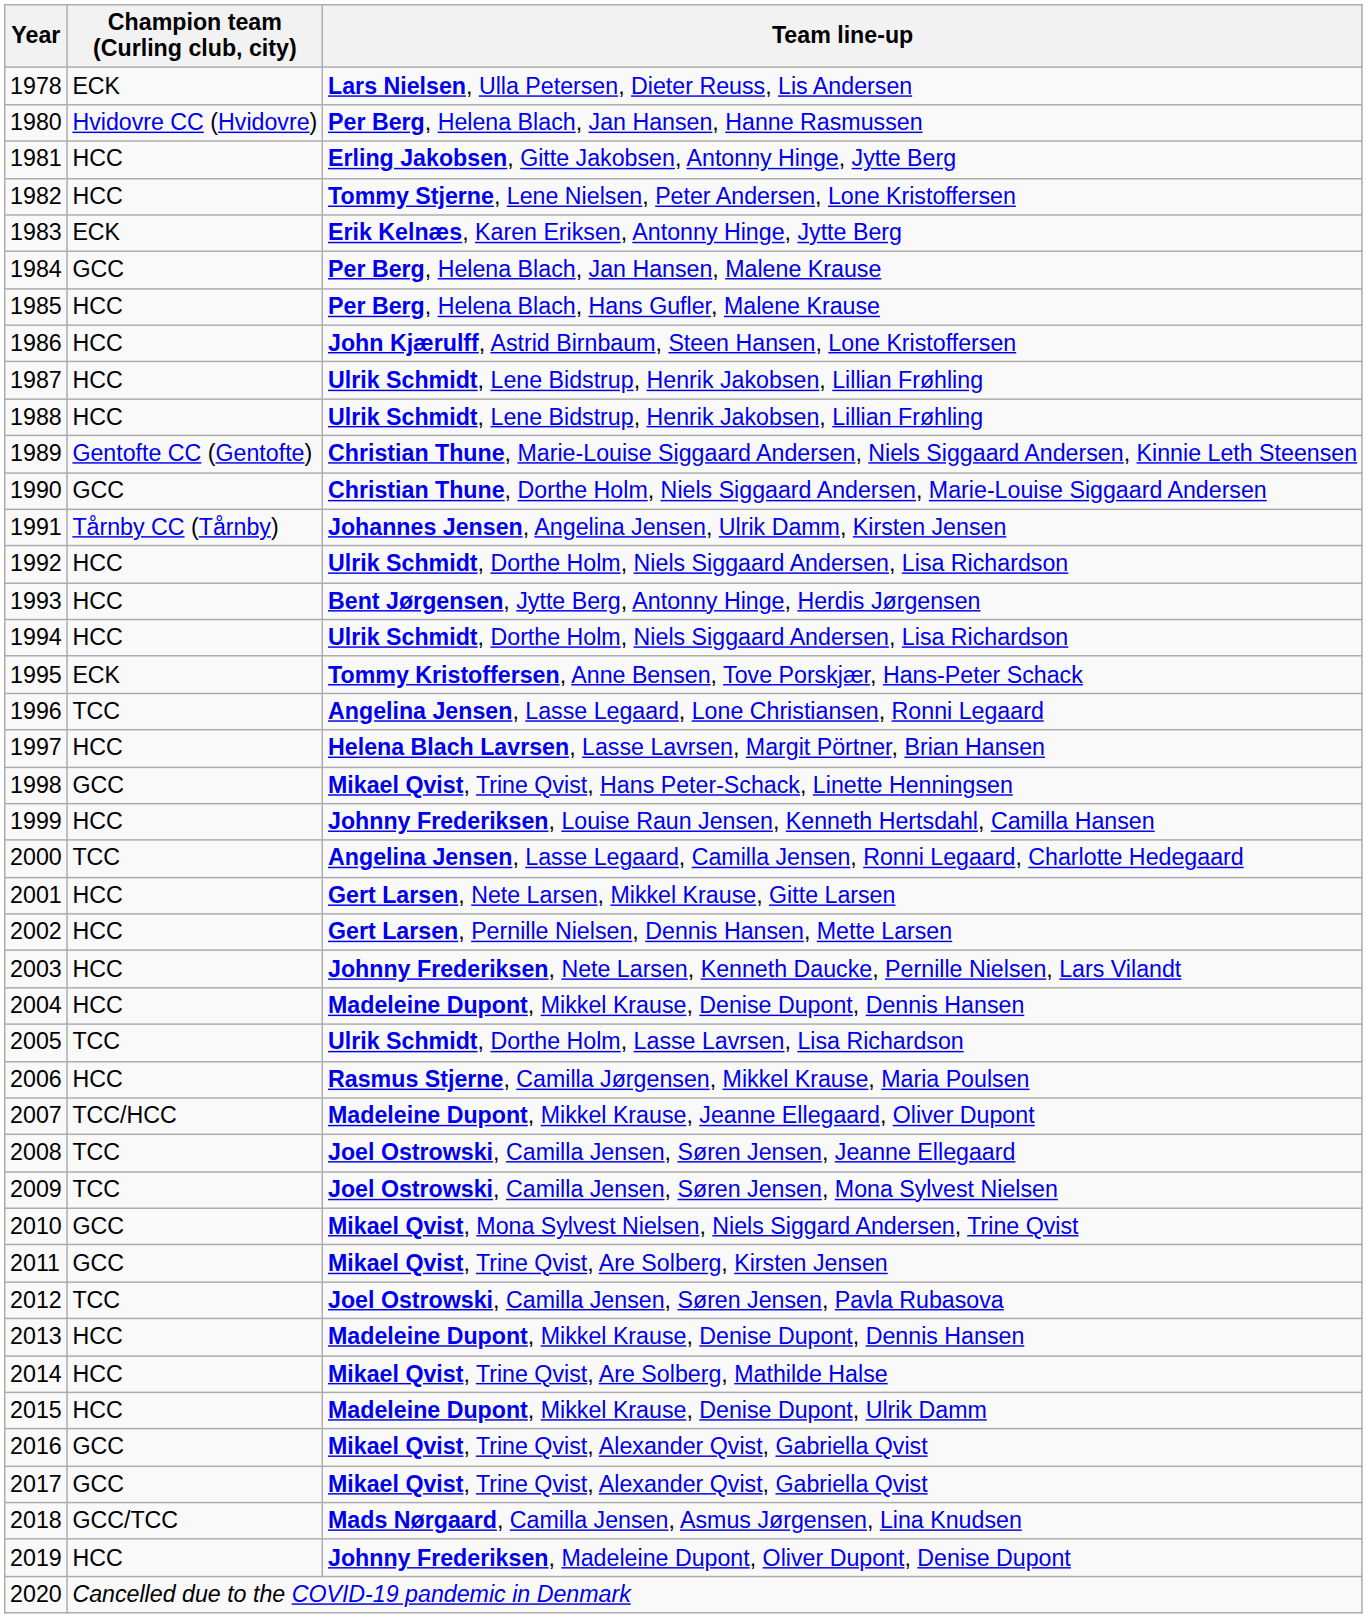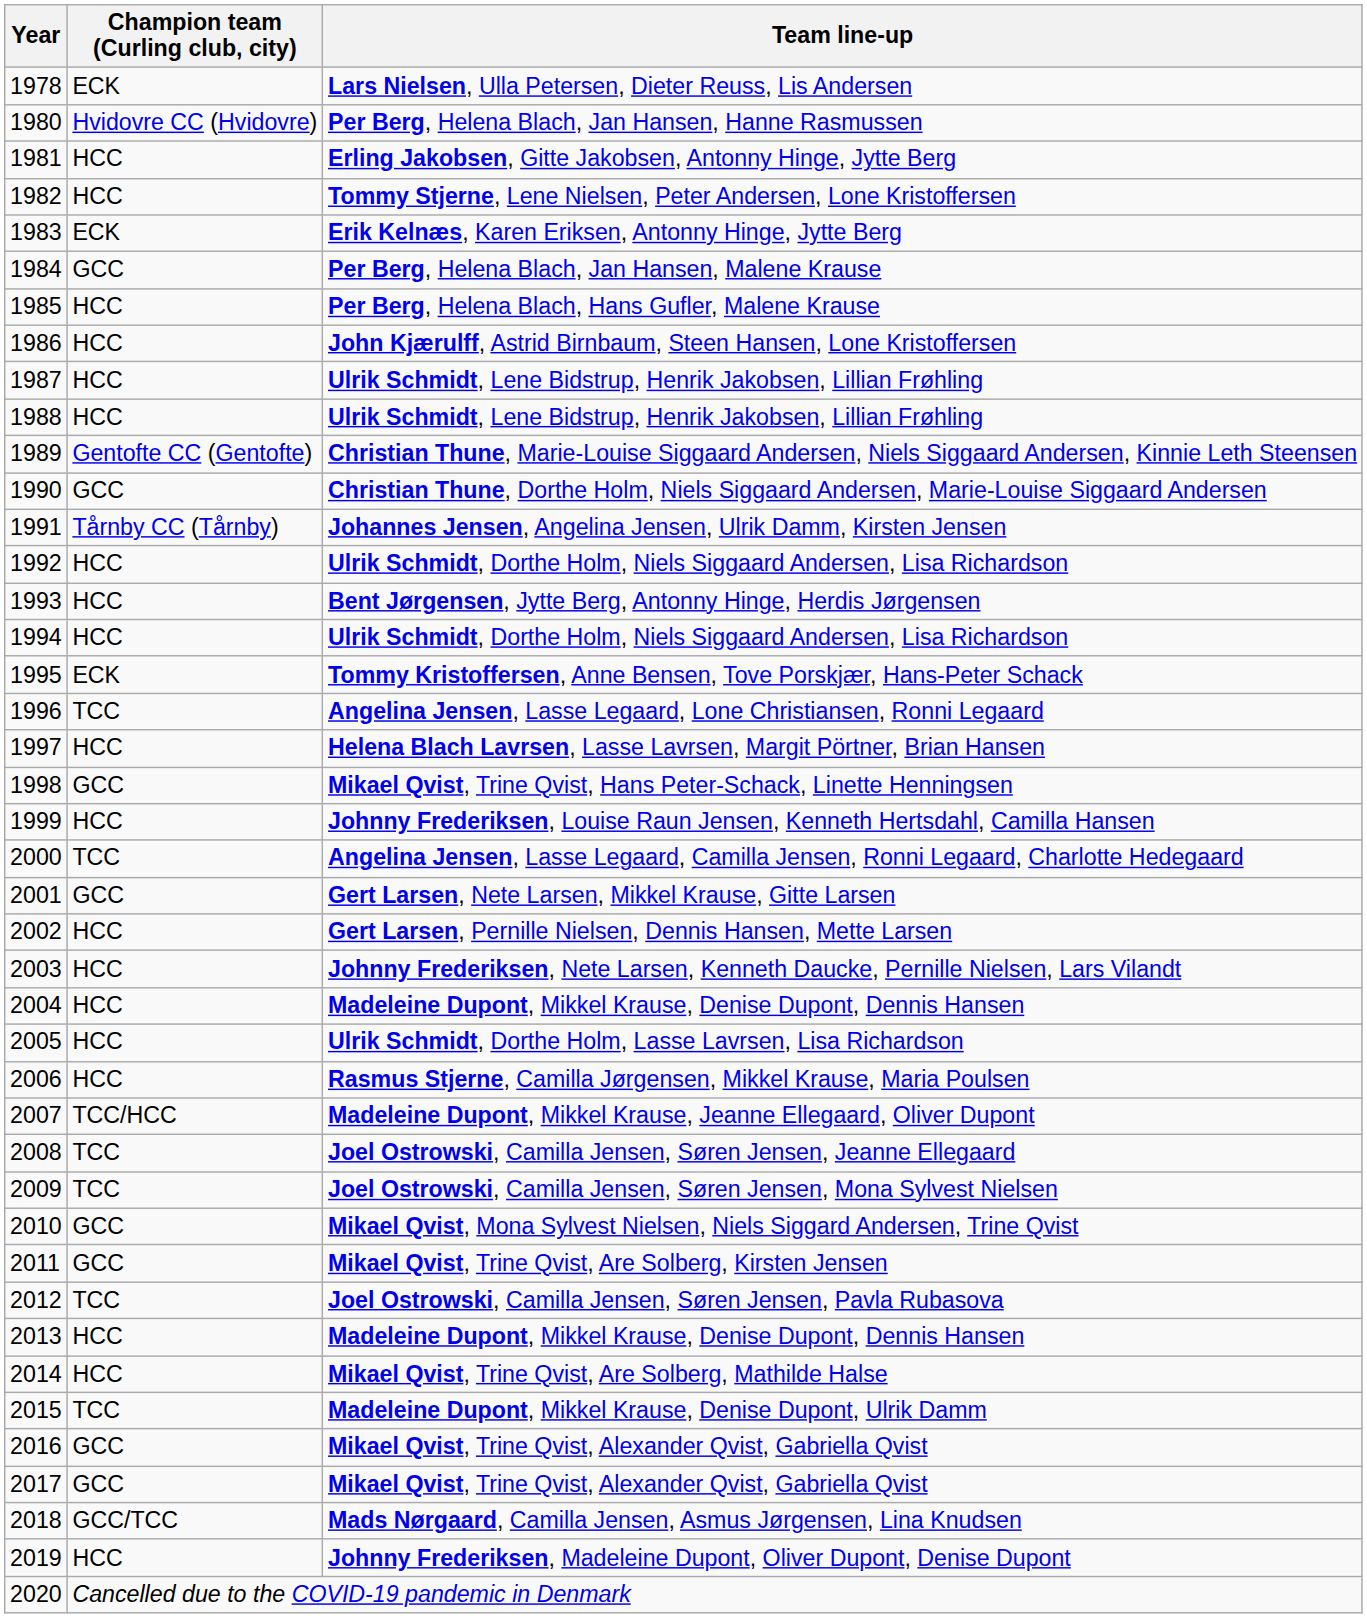(98, 895) HCC -> (98, 895) GCC
(96, 1042) TCC -> (98, 1042) HCC
(98, 1410) HCC -> (96, 1410) TCC
